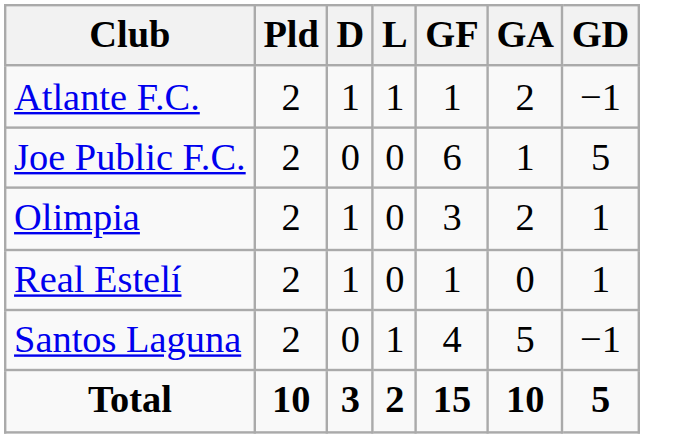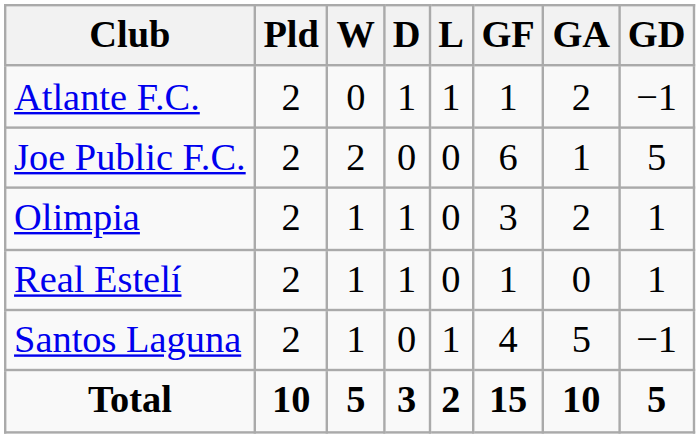+ column: (356, 34)
